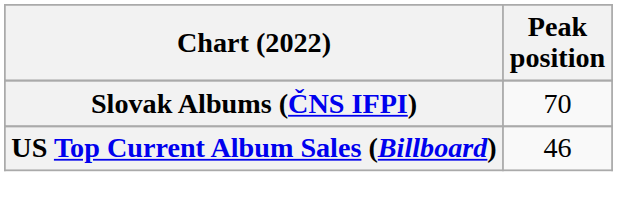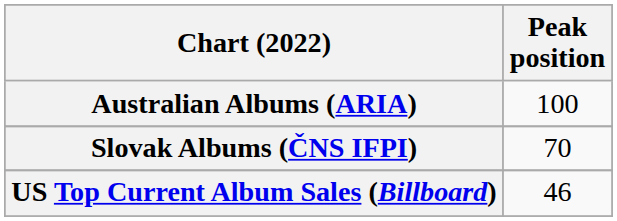+ row: (254, 103)
